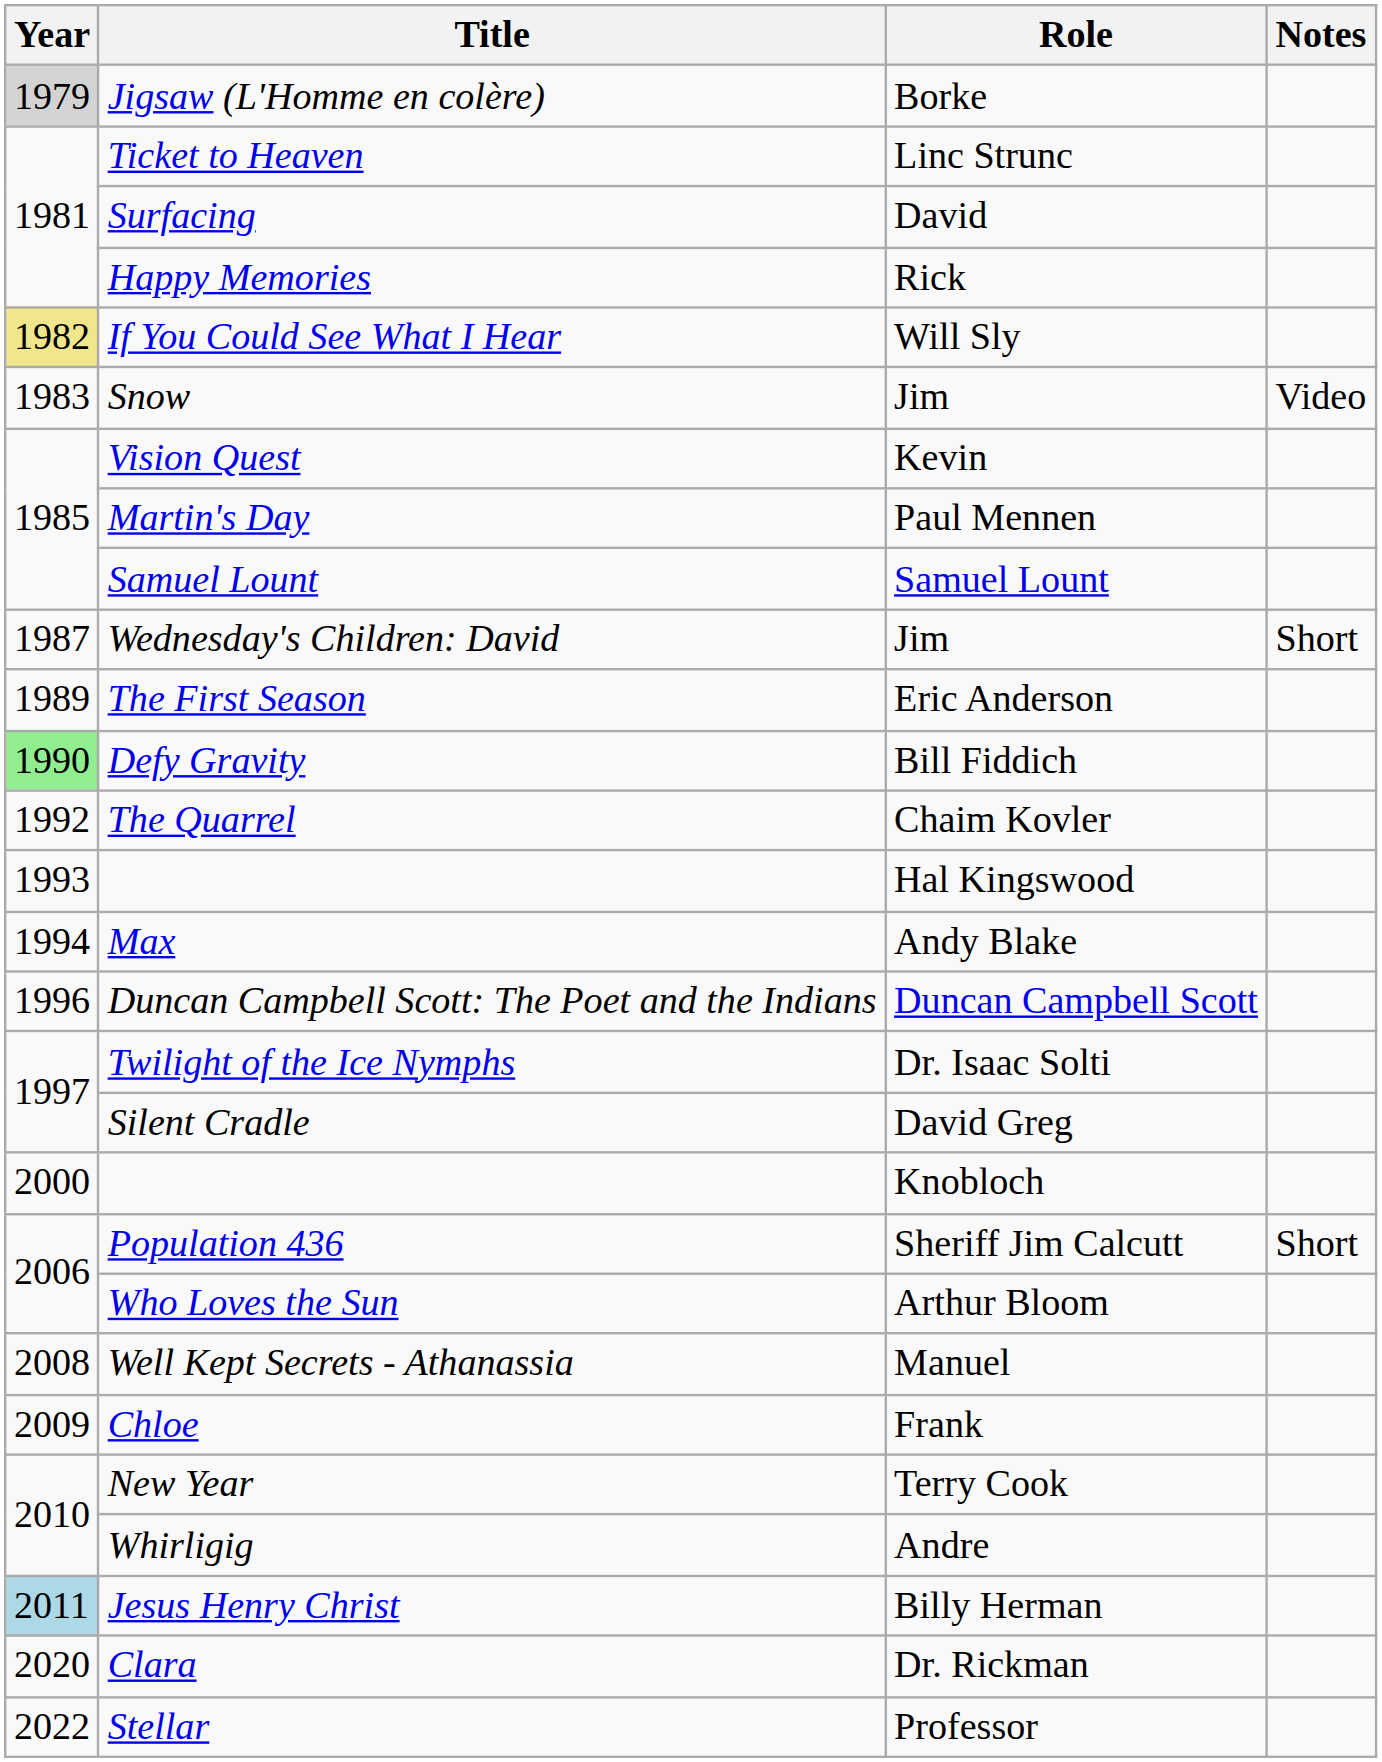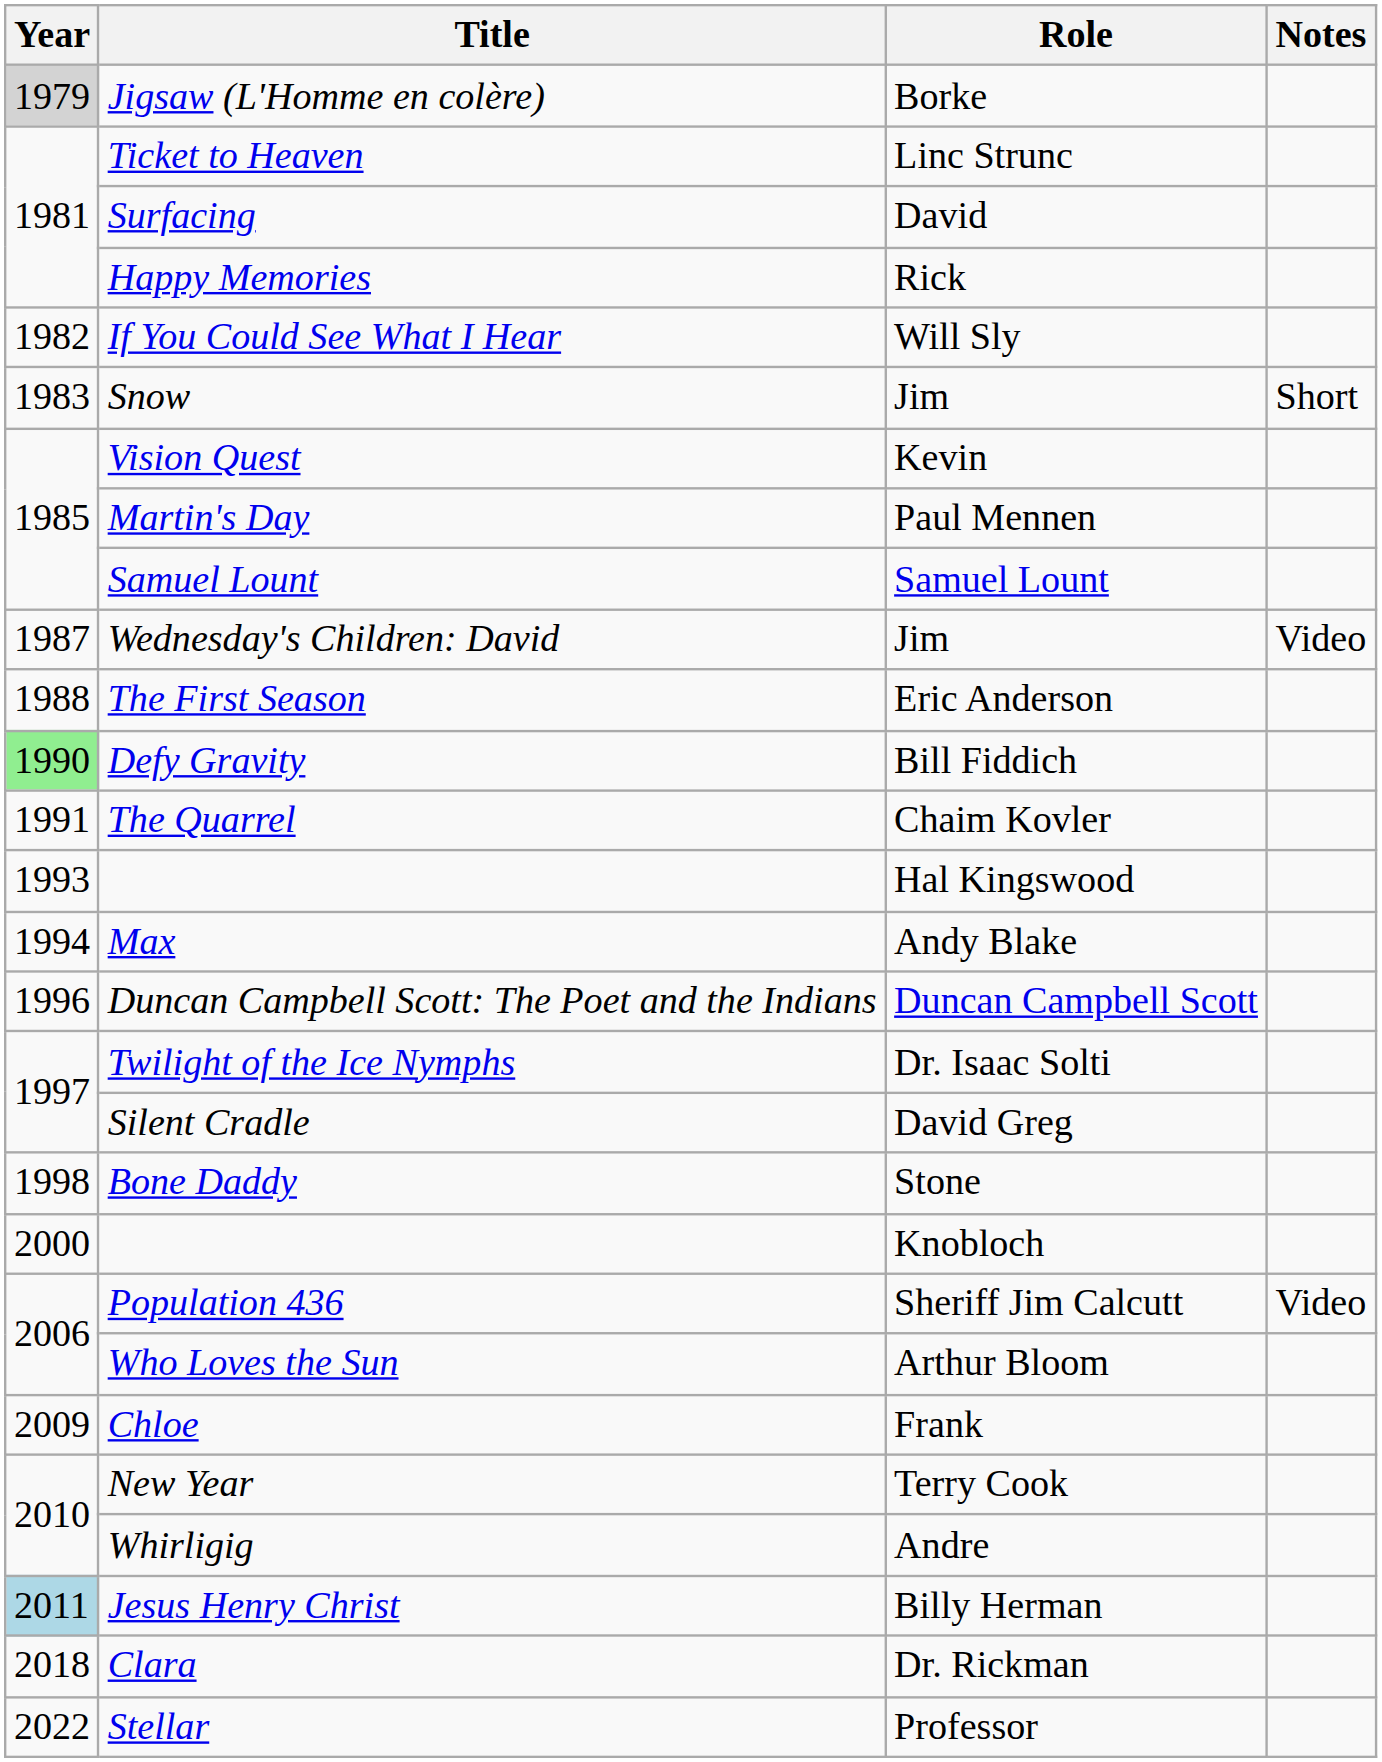(52, 336) khaki background -> (52, 336) no background
(1321, 397) Video -> (1317, 397) Short
(1317, 638) Short -> (1321, 638) Video
(52, 699) 1989 -> (52, 699) 1988
(52, 819) 1992 -> (52, 819) 1991
+ row: (202, 1182)
(1317, 1242) Short -> (1321, 1302) Video
- row: (341, 1363)
(52, 1665) 2020 -> (52, 1665) 2018
